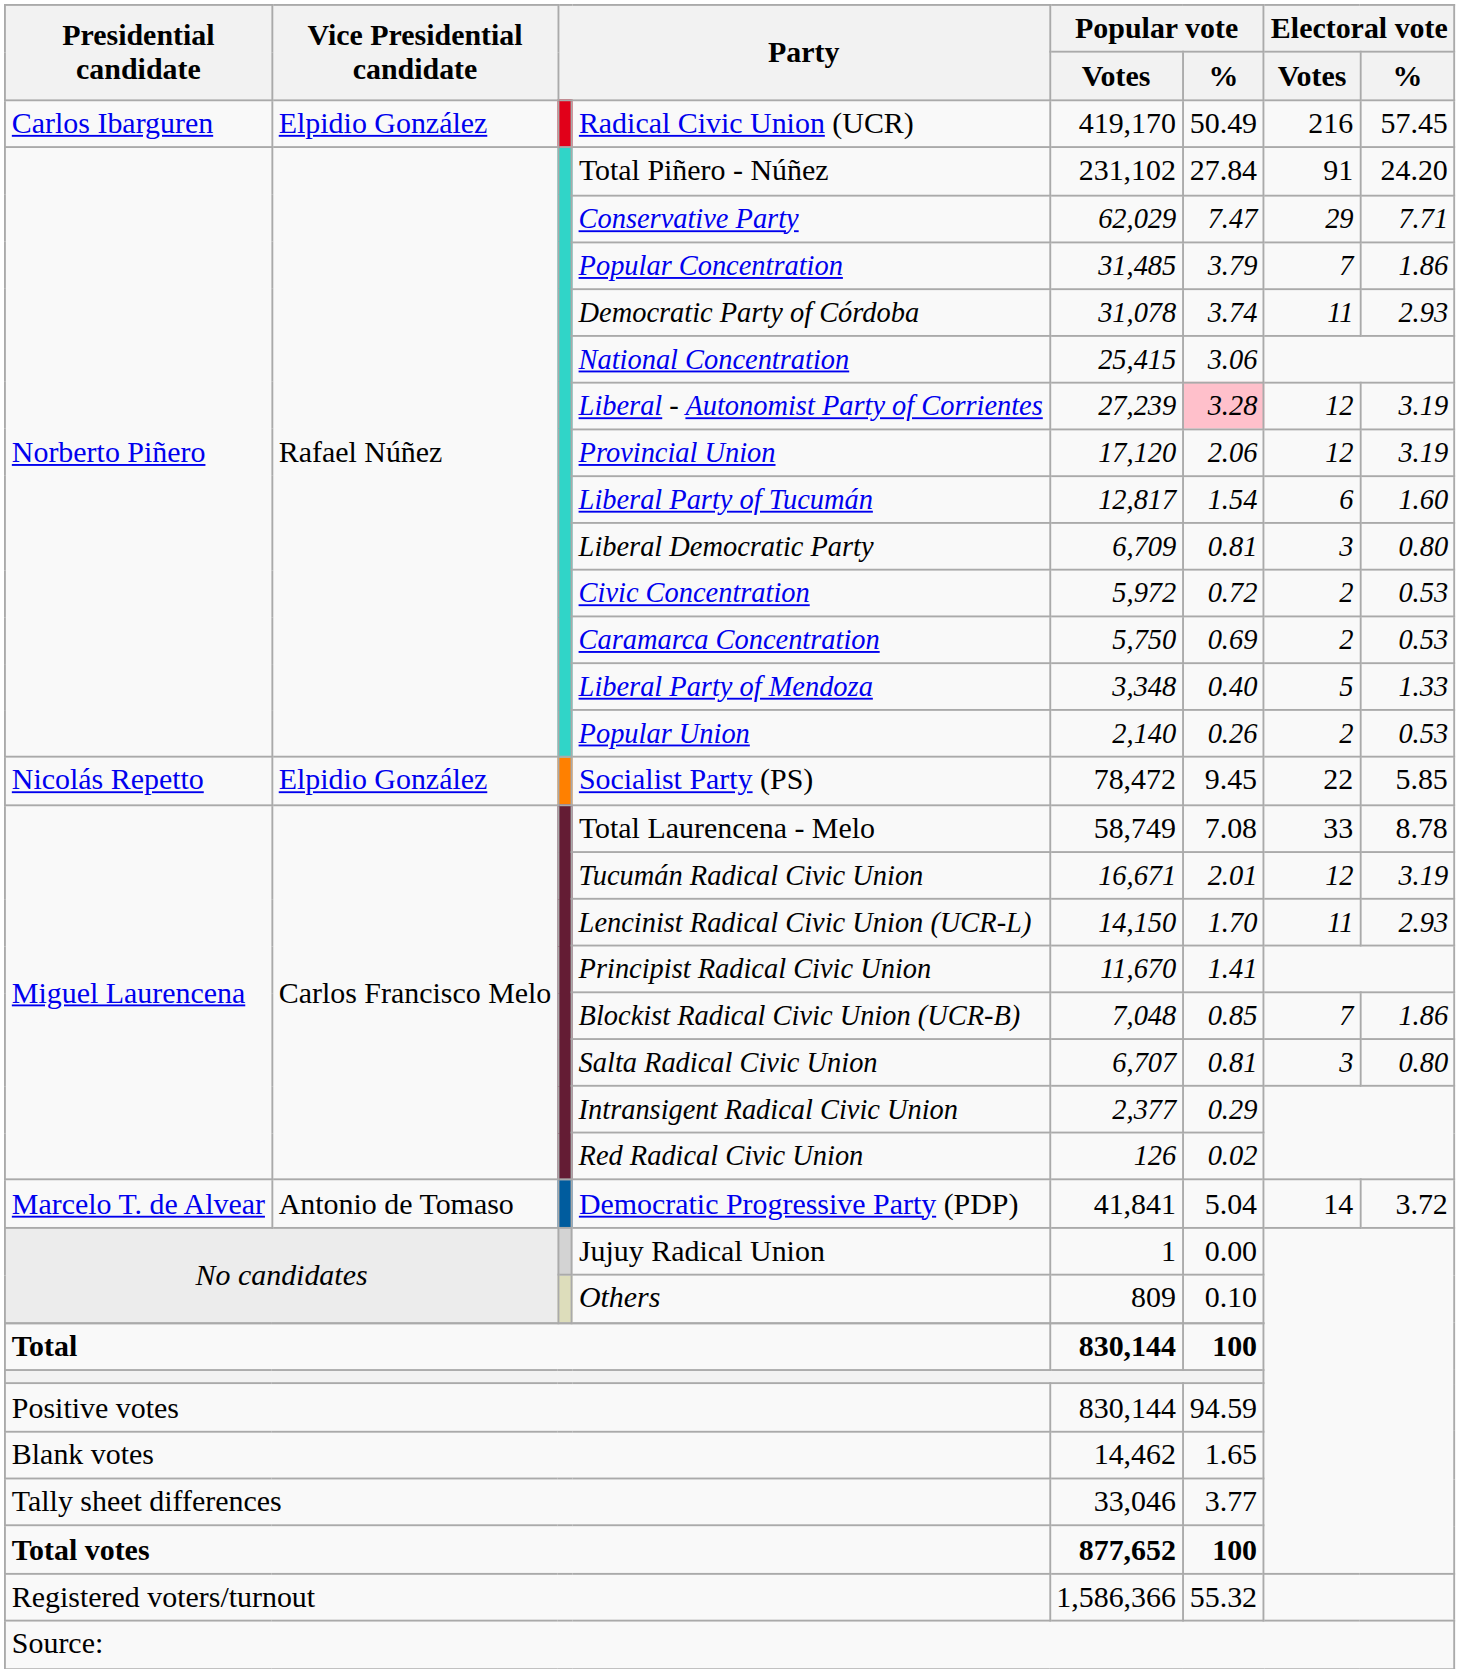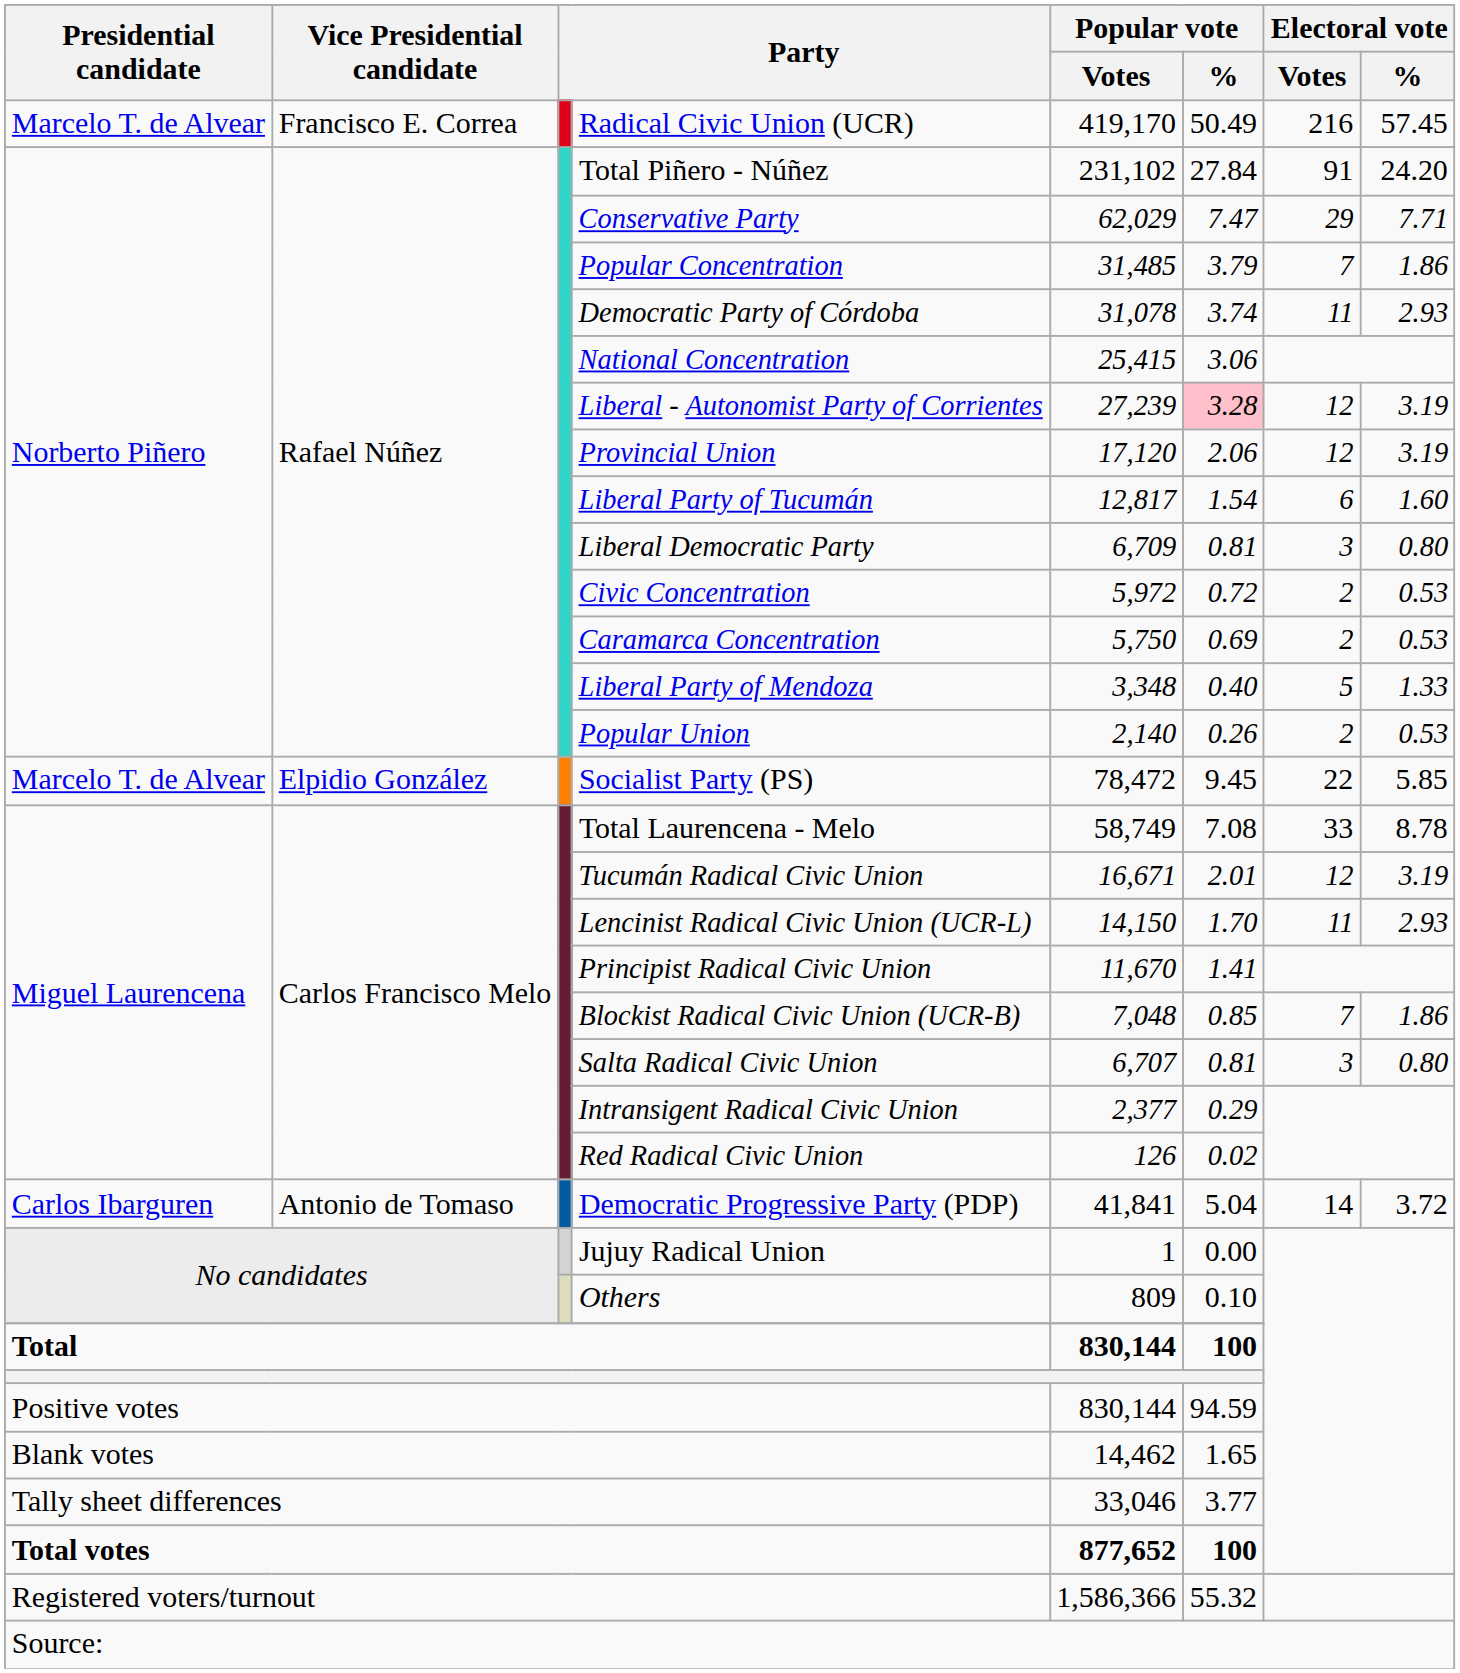(113, 123) Carlos Ibarguren -> (138, 123) Marcelo T. de Alvear
(383, 123) Elpidio González -> (398, 123) Francisco E. Correa
(108, 780) Nicolás Repetto -> (138, 780) Marcelo T. de Alvear
(138, 1203) Marcelo T. de Alvear -> (113, 1203) Carlos Ibarguren
